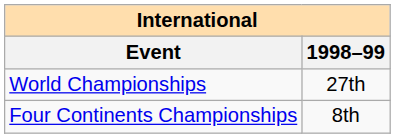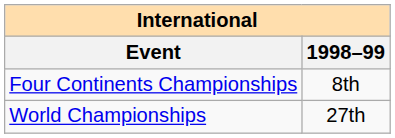rows swapped: (108, 84) <-> (153, 116)
